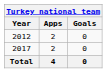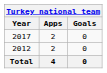rows swapped: (22, 36) <-> (22, 49)
